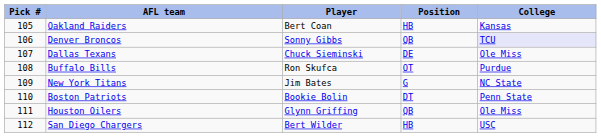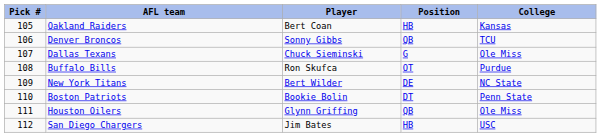(488, 40) lavender background -> (488, 40) no background
(408, 54) DE -> (405, 54) G
(308, 82) Jim Bates -> (313, 82) Bert Wilder
(405, 82) G -> (408, 82) DE
(313, 125) Bert Wilder -> (308, 125) Jim Bates
